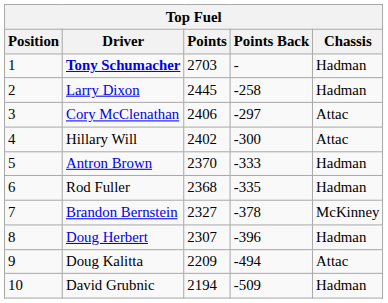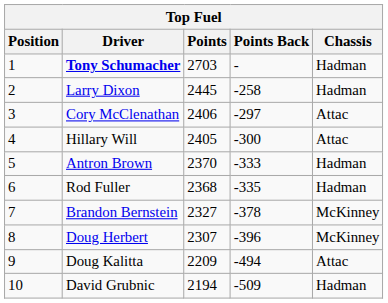(202, 139) 2402 -> (202, 139) 2405
(341, 237) Hadman -> (348, 237) McKinney
